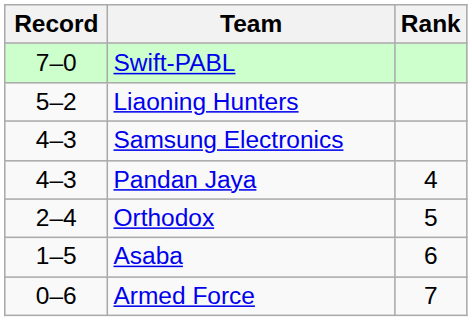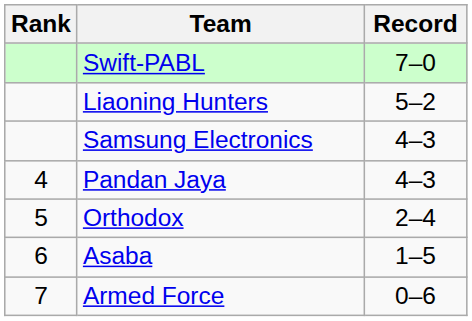columns swapped: (431, 23) <-> (56, 23)
